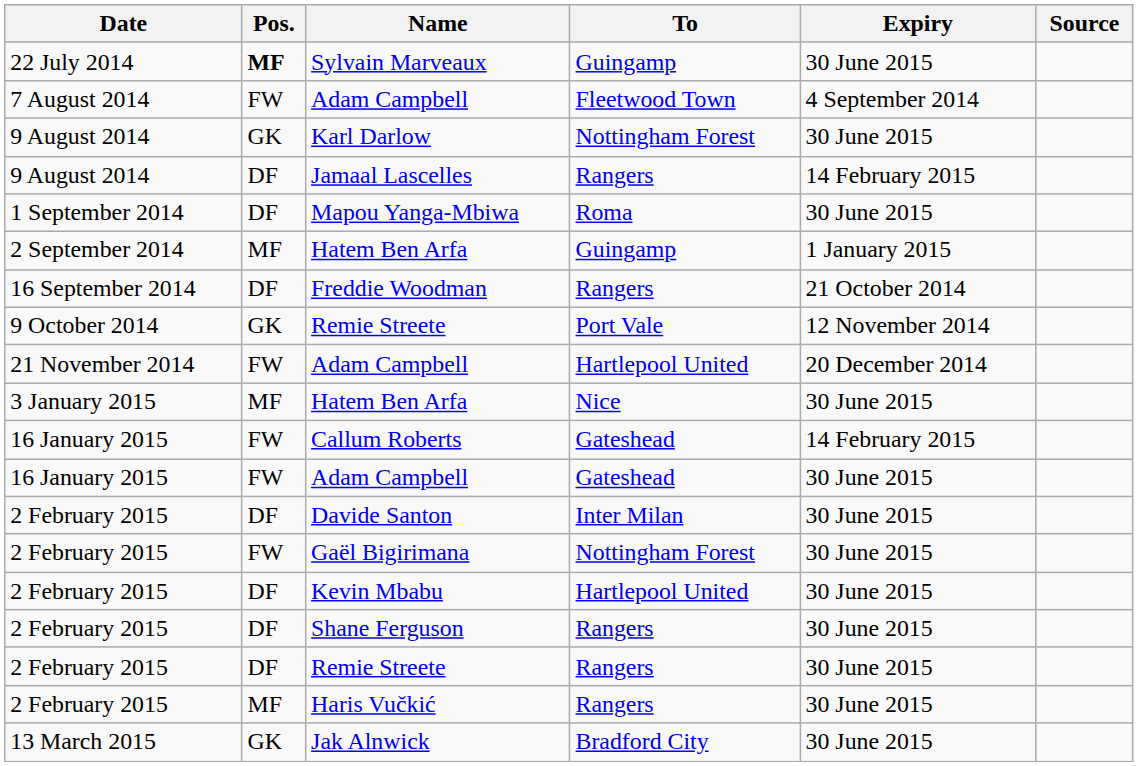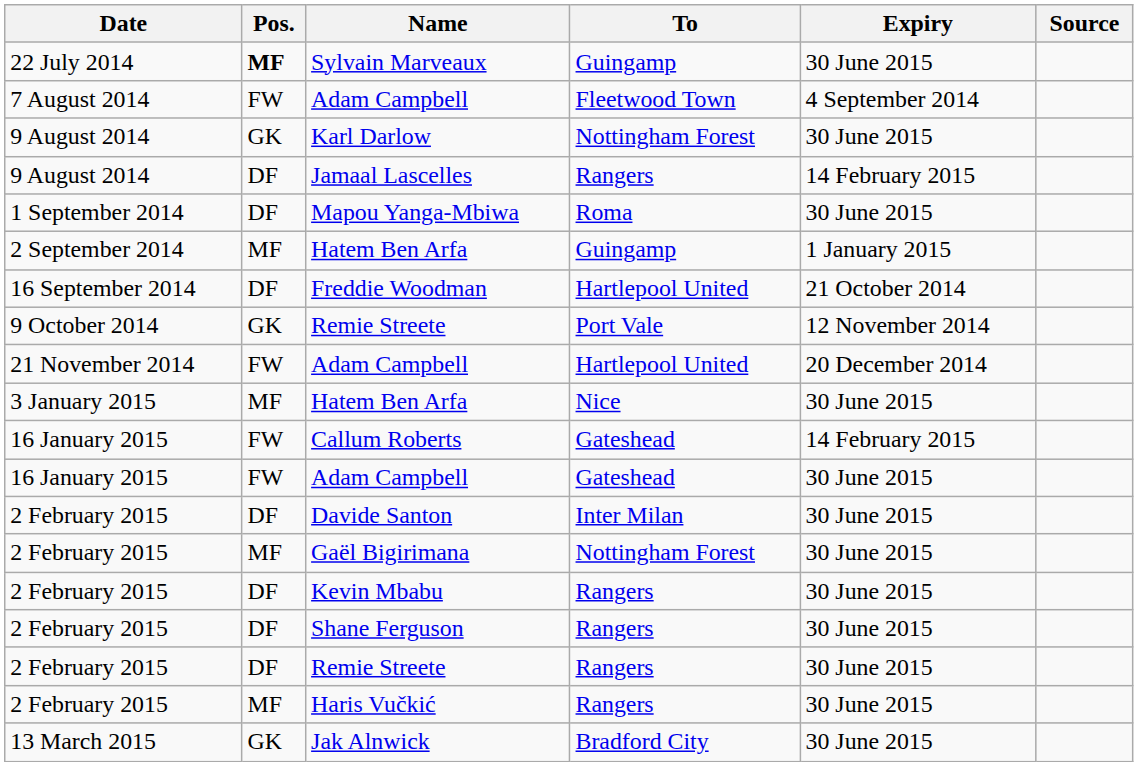(615, 288) Rangers -> (662, 288) Hartlepool United
(265, 552) FW -> (265, 552) MF
(662, 590) Hartlepool United -> (615, 590) Rangers
